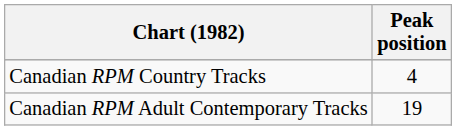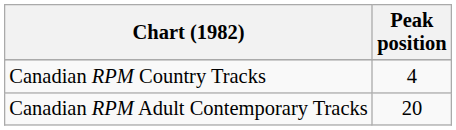(412, 108) 19 -> (412, 108) 20
